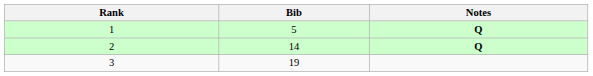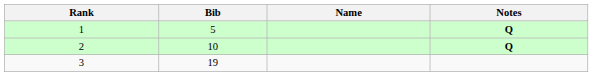+ column: (349, 12)
(294, 46) 14 -> (213, 46) 10
